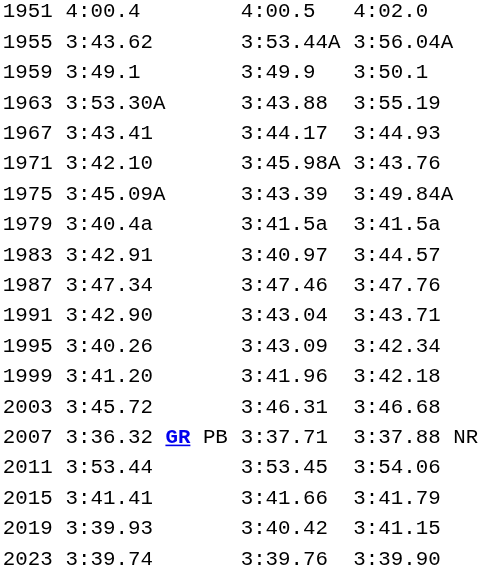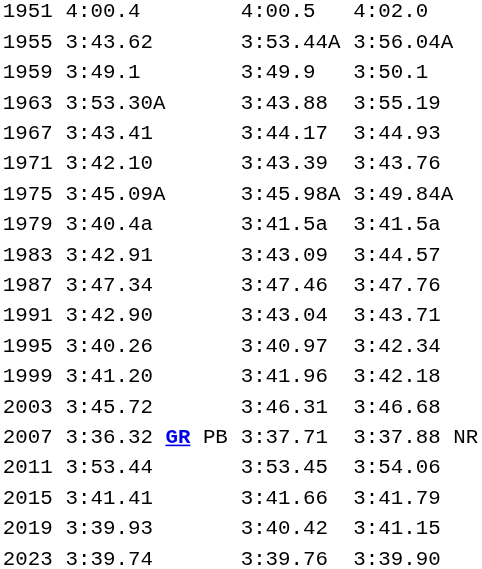(291, 164) 3:45.98A -> (284, 164) 3:43.39
(284, 194) 3:43.39 -> (291, 194) 3:45.98A
(284, 255) 3:40.97 -> (284, 255) 3:43.09
(284, 346) 3:43.09 -> (284, 346) 3:40.97
